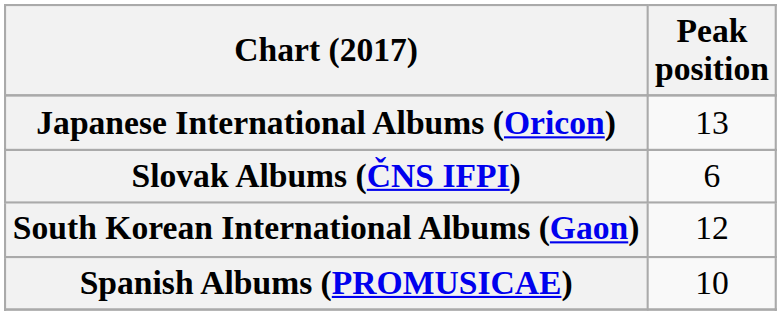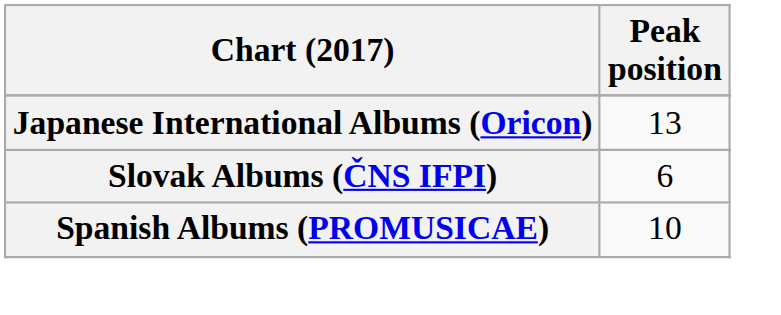- row: (326, 228)
